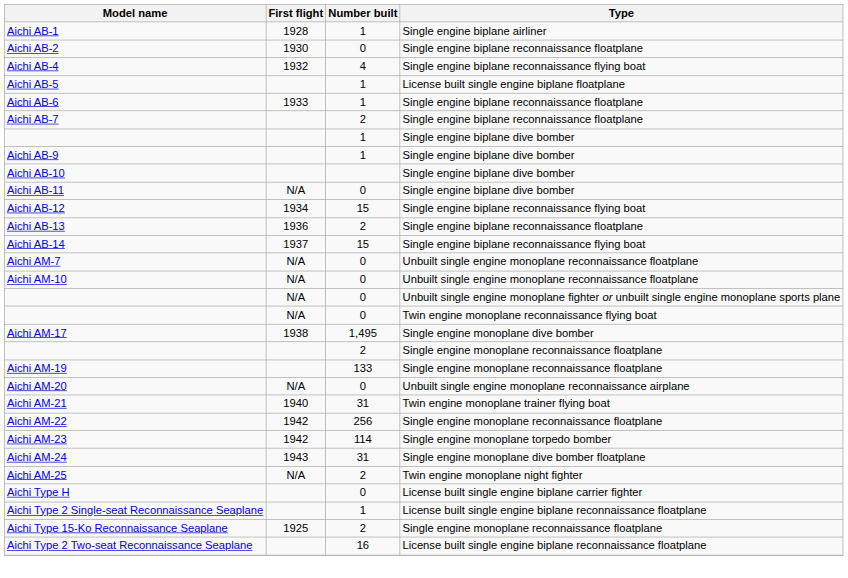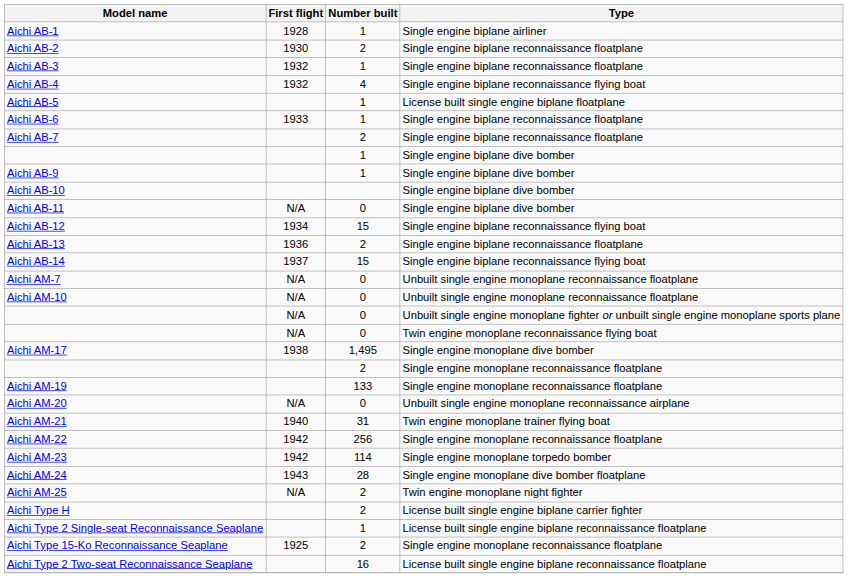(363, 48) 0 -> (363, 48) 2
+ row: (33, 66)
(363, 457) 31 -> (363, 475) 28
(363, 492) 0 -> (363, 510) 2
